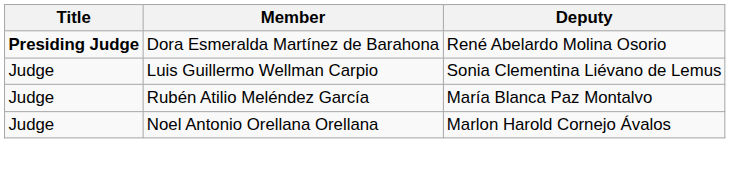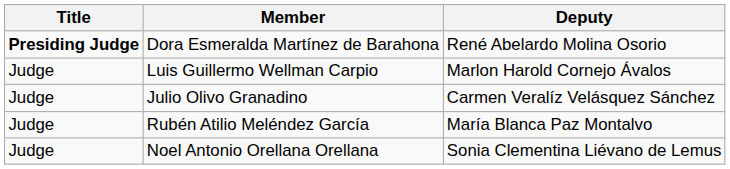(584, 71) Sonia Clementina Liévano de Lemus -> (559, 71) Marlon Harold Cornejo Ávalos
+ row: (227, 97)
(559, 124) Marlon Harold Cornejo Ávalos -> (584, 151) Sonia Clementina Liévano de Lemus
